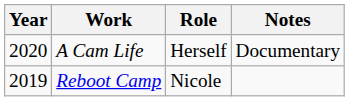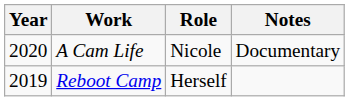(198, 50) Herself -> (196, 50) Nicole
(196, 80) Nicole -> (198, 80) Herself
